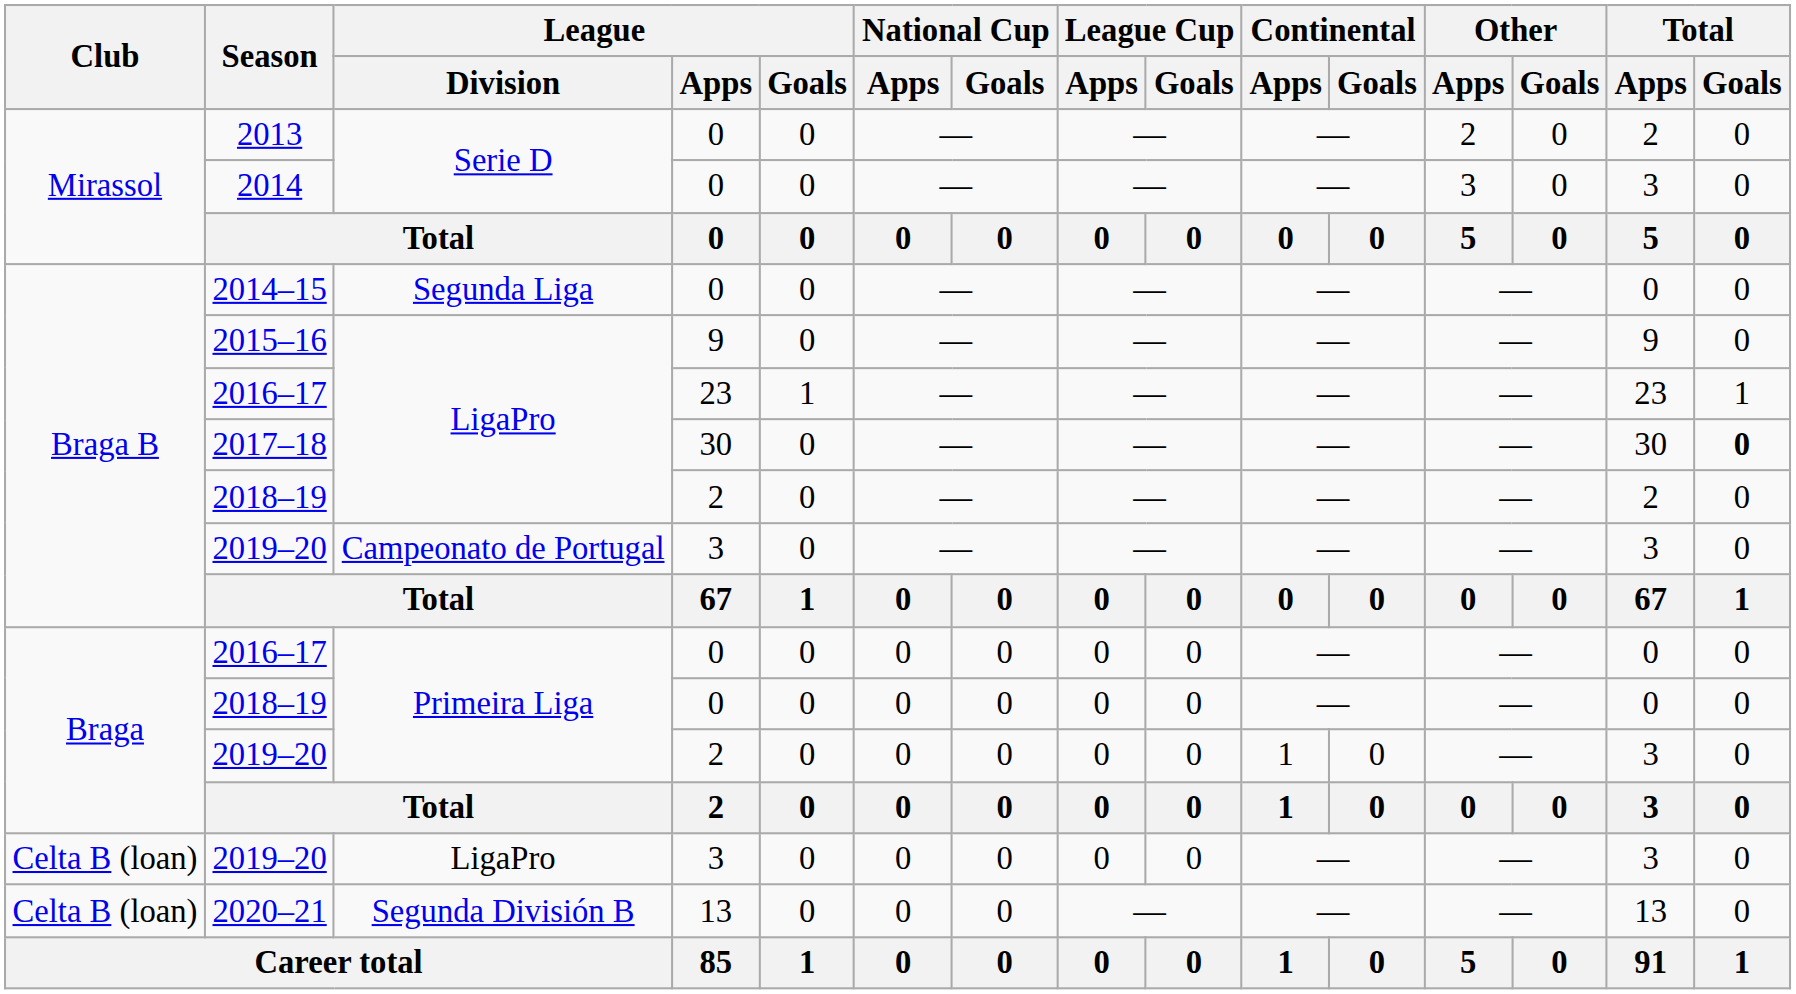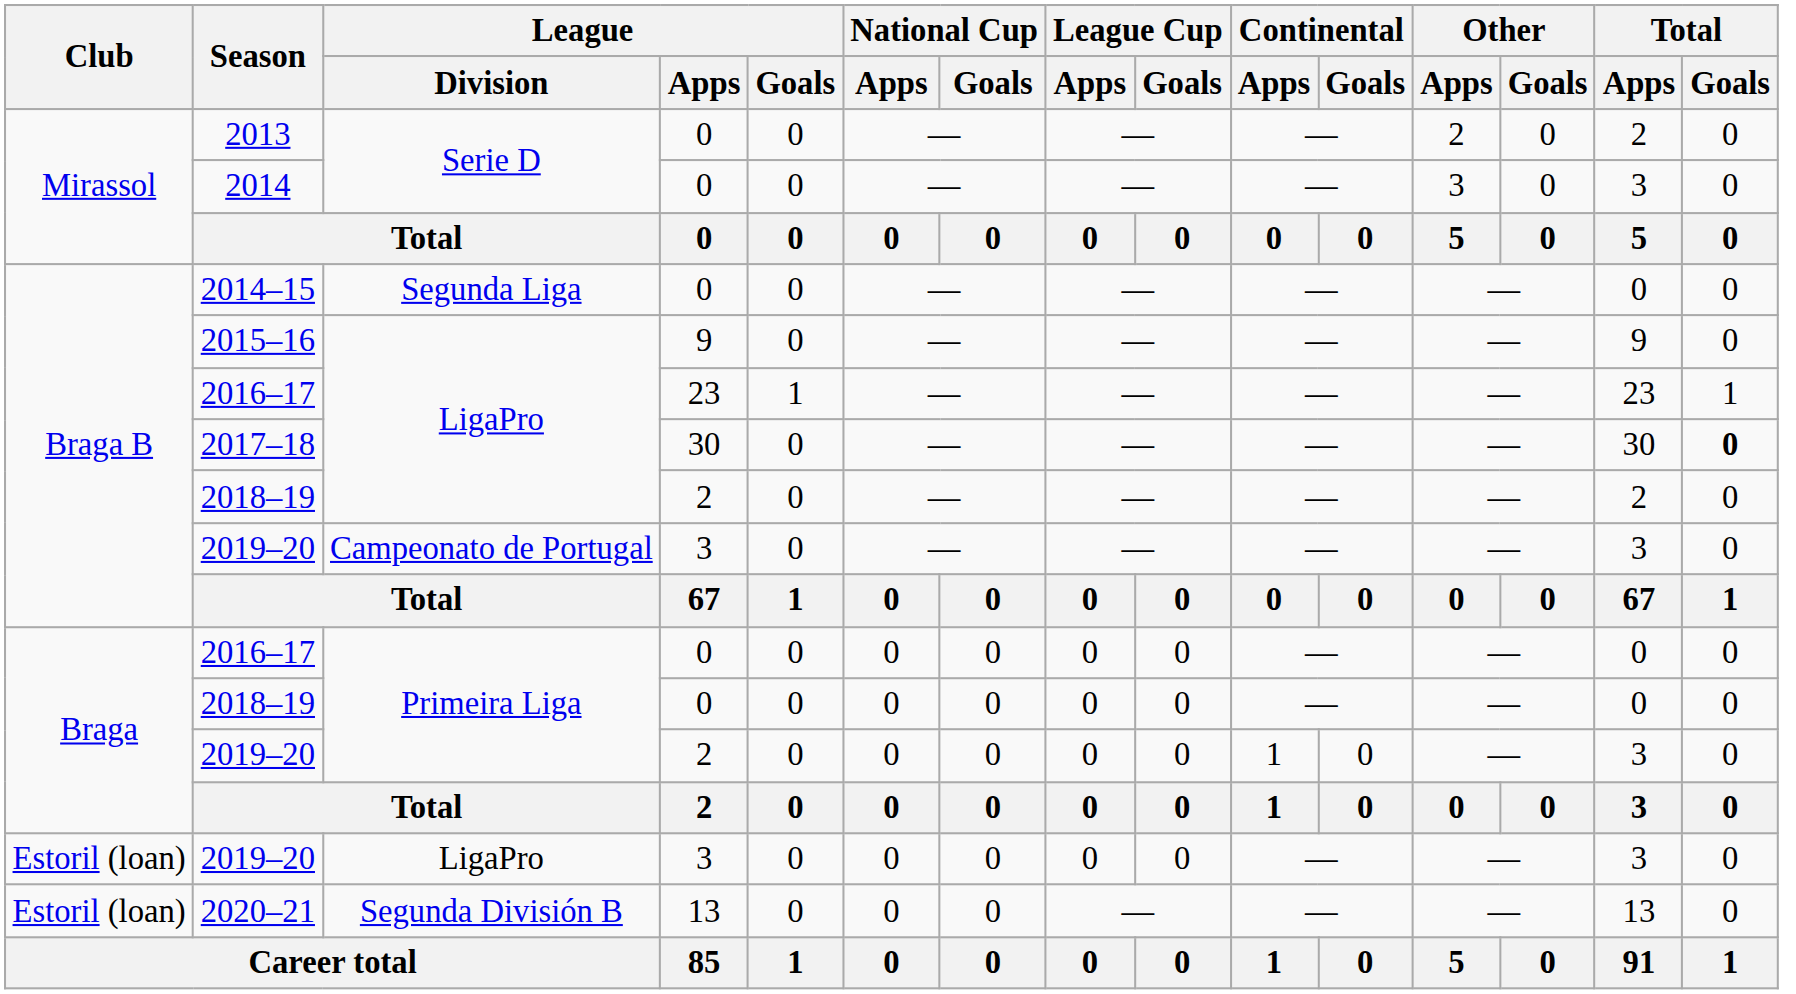(105, 858) Celta B (loan) -> (99, 858) Estoril (loan)
(105, 910) Celta B (loan) -> (99, 910) Estoril (loan)
